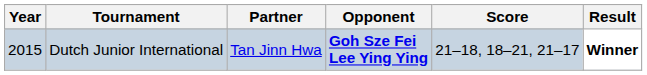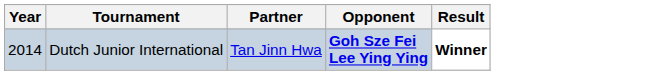- column: (507, 17)
(25, 50) 2015 -> (25, 50) 2014
